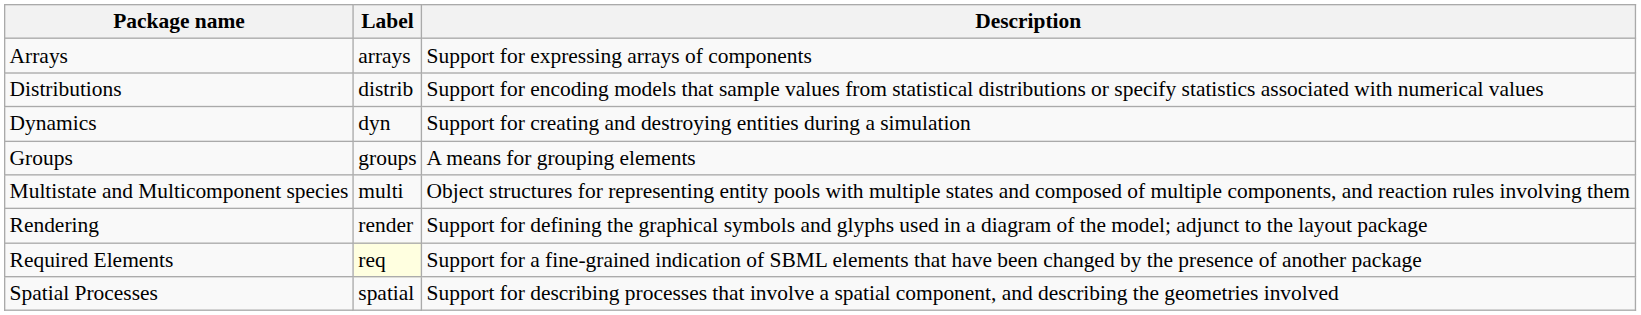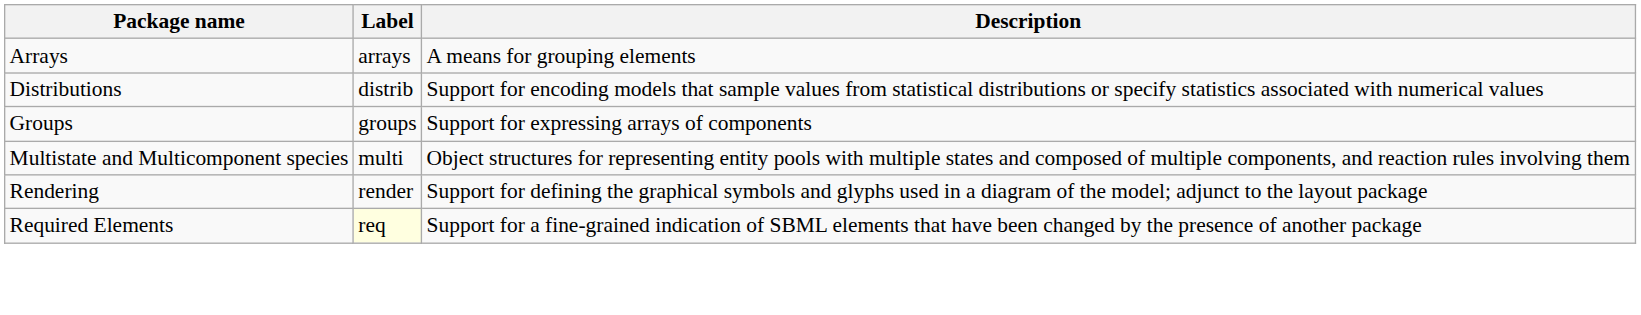(619, 55) Support for expressing arrays of components -> (561, 55) A means for grouping elements
- row: (53, 123)
(561, 157) A means for grouping elements -> (619, 123) Support for expressing arrays of components
- row: (84, 293)
